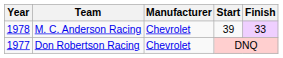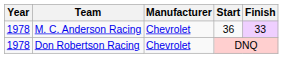(228, 29) 39 -> (228, 29) 36
(18, 46) 1977 -> (18, 46) 1978
